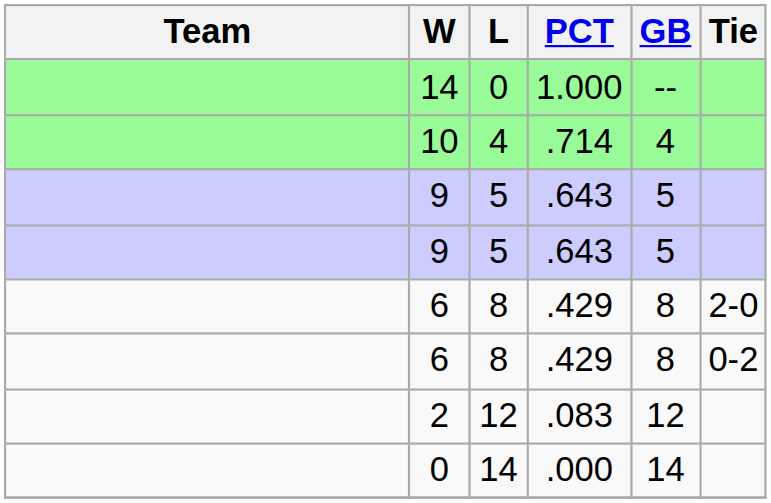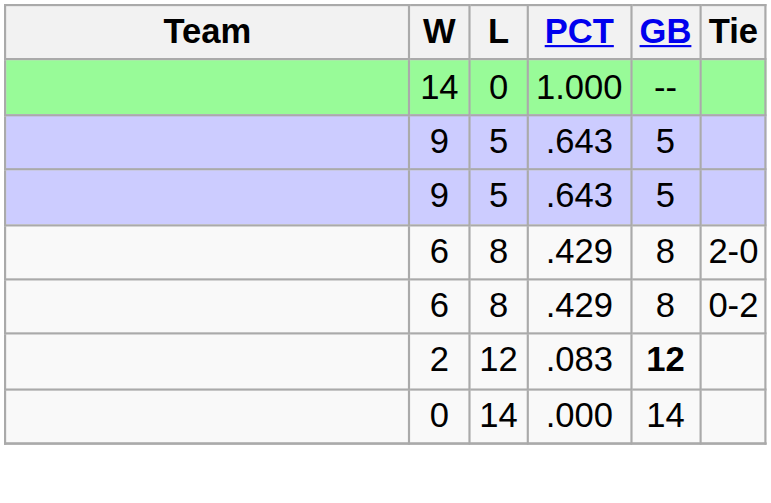- row: (439, 141)
(665, 415) normal -> (665, 360) bold
